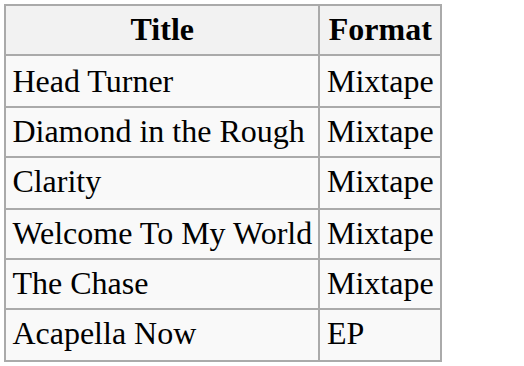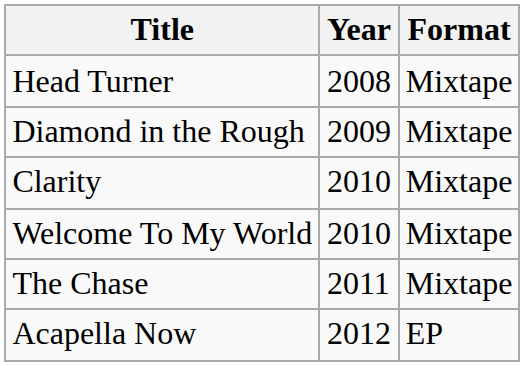+ column: (359, 29)
